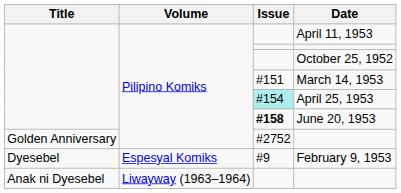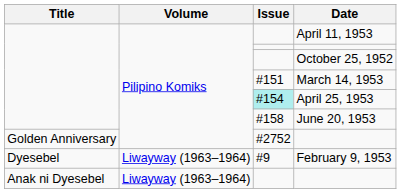(270, 119) bold -> (270, 119) normal
(169, 158) Espesyal Komiks -> (186, 158) Liwayway (1963–1964)
